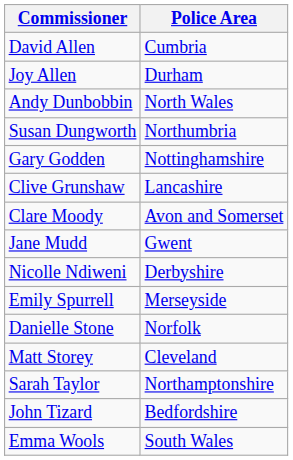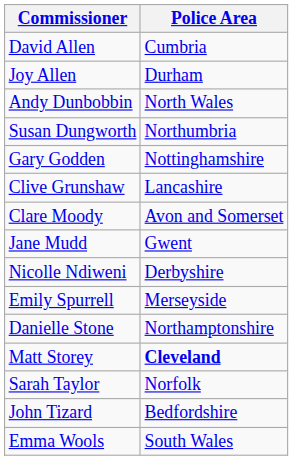(173, 328) Norfolk -> (209, 328) Northamptonshire
(181, 356) normal -> (183, 356) bold
(209, 384) Northamptonshire -> (173, 384) Norfolk
